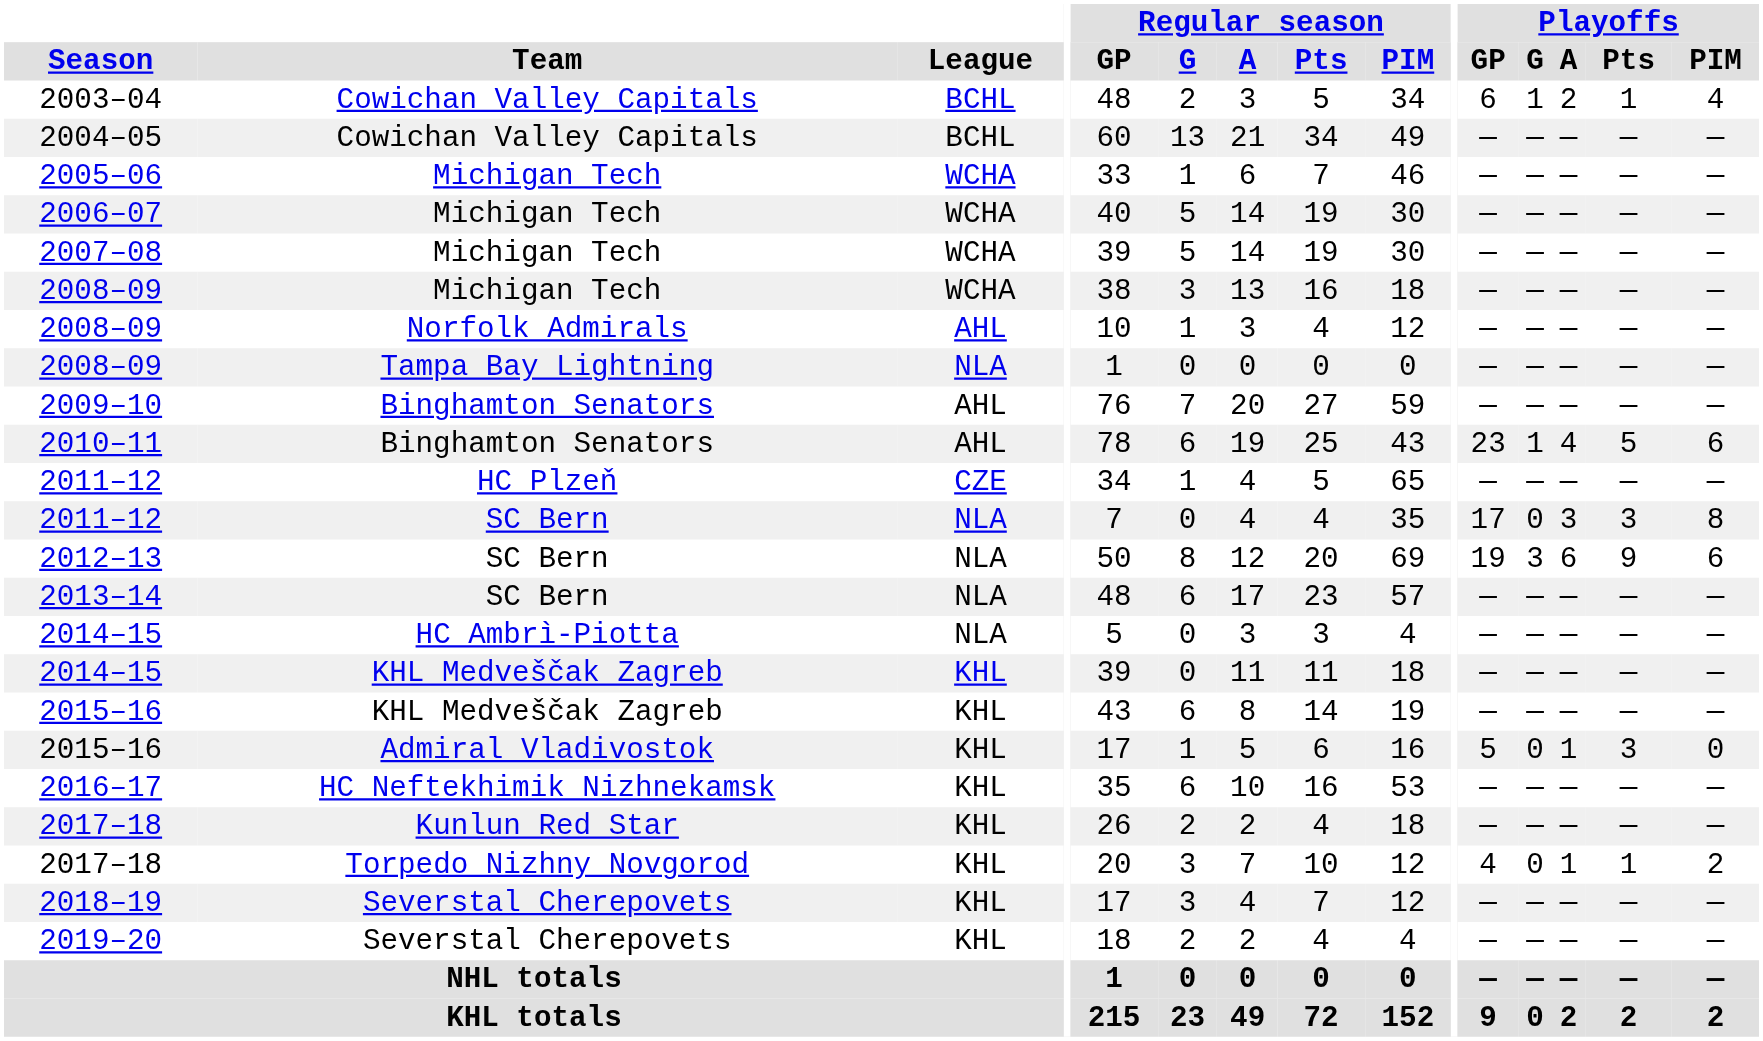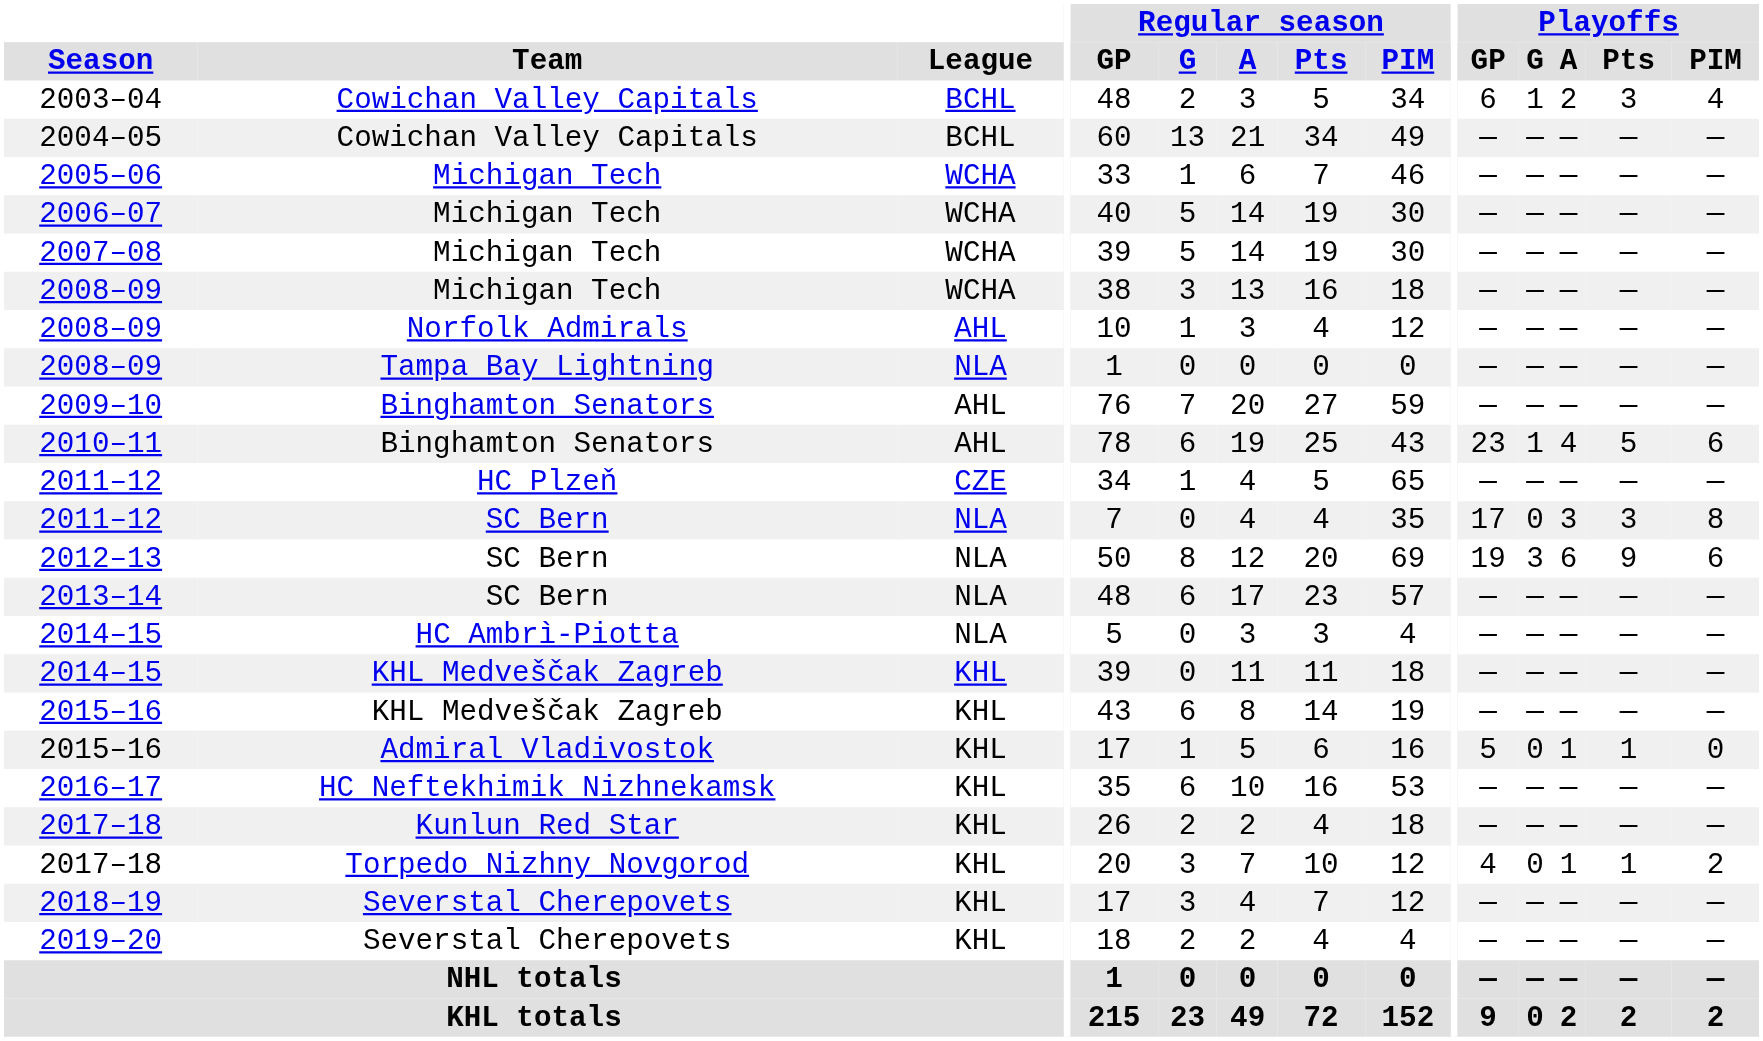(1629, 100) 1 -> (1629, 100) 3
(1629, 750) 3 -> (1629, 750) 1
